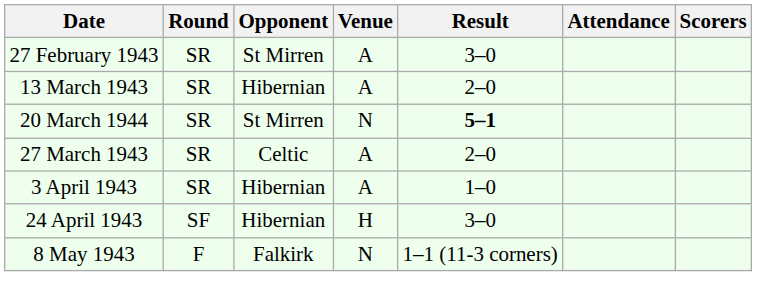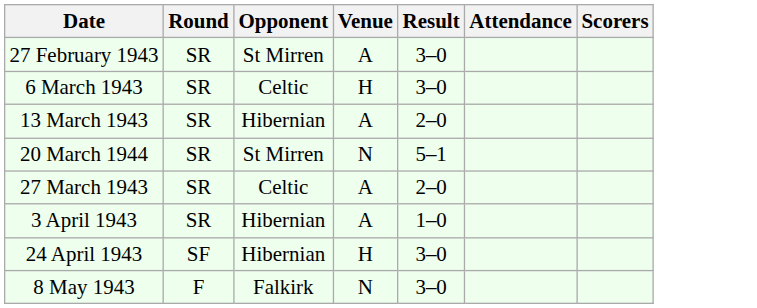+ row: (84, 87)
(480, 120) bold -> (431, 154) normal
(480, 253) 1–1 (11-3 corners) -> (431, 287) 3–0
